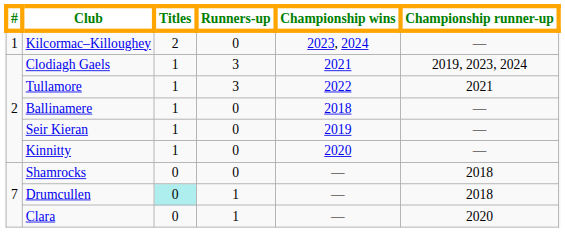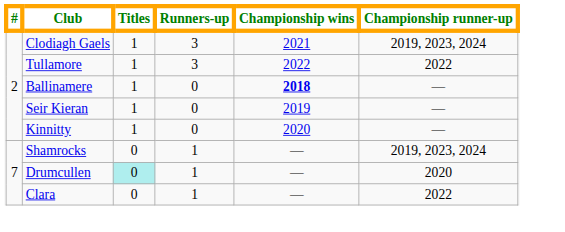- row: (88, 43)
(480, 86) 2021 -> (438, 65) 2022
(338, 108) normal -> (297, 86) bold
(236, 173) 0 -> (195, 151) 1
(480, 173) 2018 -> (438, 151) 2019, 2023, 2024
(480, 194) 2018 -> (438, 173) 2020
(480, 216) 2020 -> (438, 194) 2022
